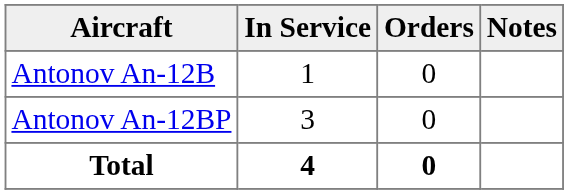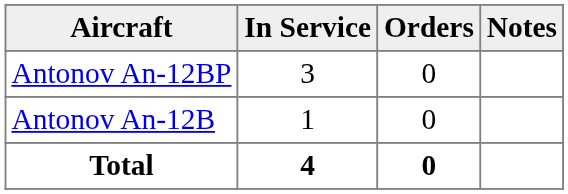rows swapped: (113, 73) <-> (121, 119)
